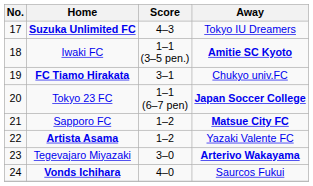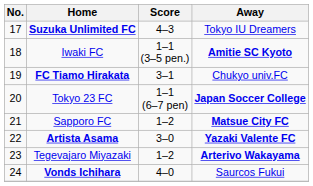(165, 139) 1–2 -> (165, 139) 3–0
(250, 139) normal -> (250, 139) bold
(165, 156) 3–0 -> (165, 156) 1–2
